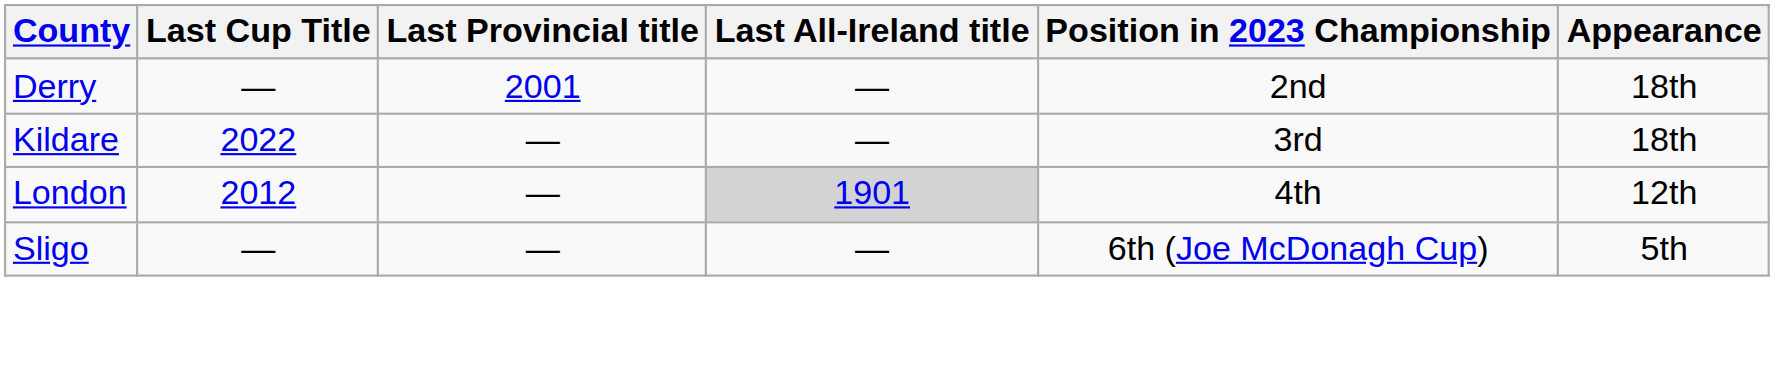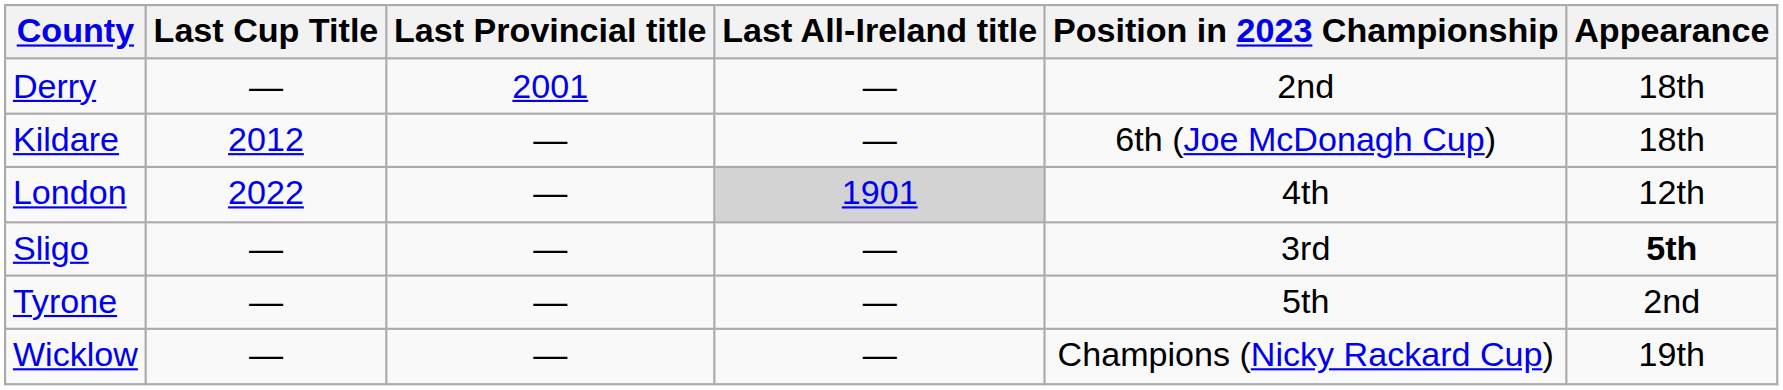(258, 139) 2022 -> (266, 139) 2012
(1298, 139) 3rd -> (1306, 139) 6th (Joe McDonagh Cup)
(258, 193) 2012 -> (266, 193) 2022
(1298, 247) 6th (Joe McDonagh Cup) -> (1306, 247) 3rd
(1664, 247) normal -> (1672, 247) bold
+ row: (65, 301)
+ row: (75, 355)
